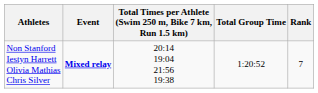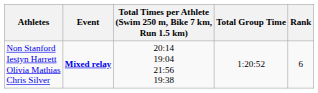(301, 64) 7 -> (301, 64) 6
